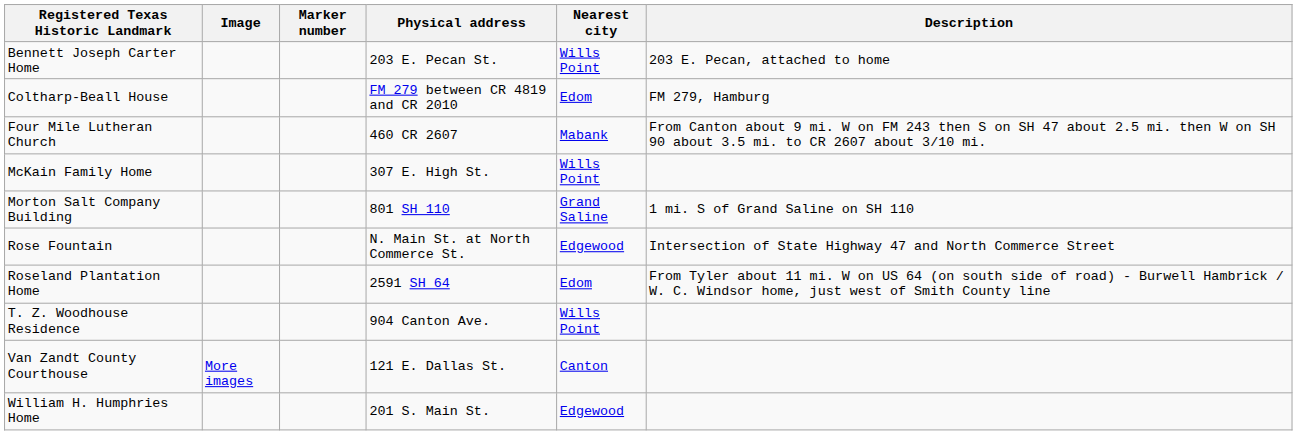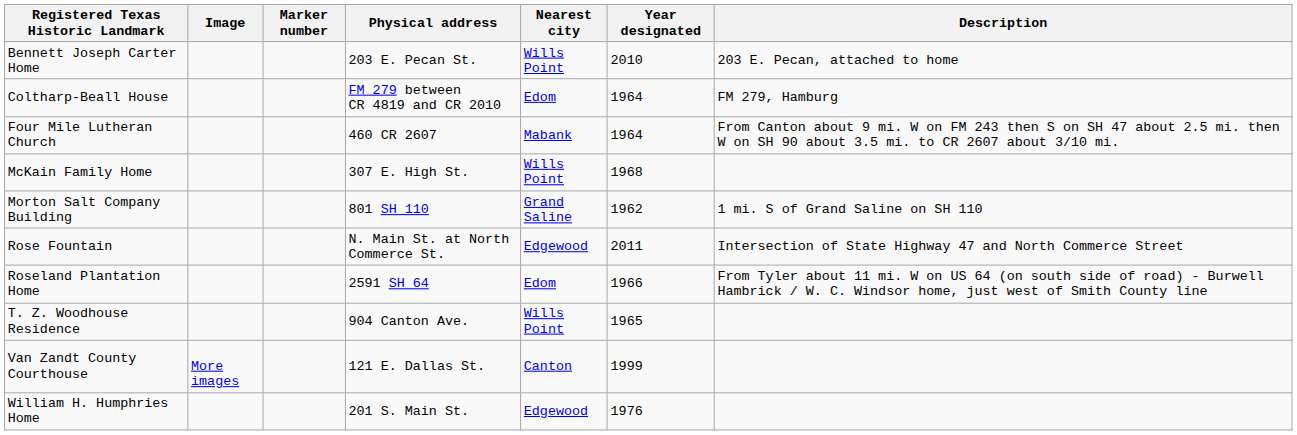+ column: (661, 23)
